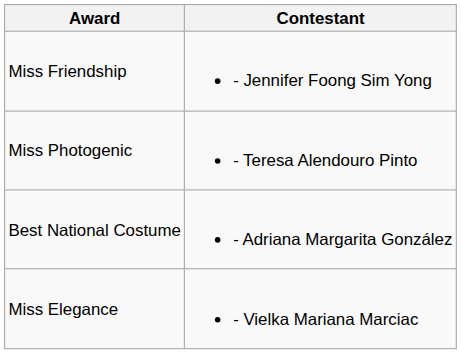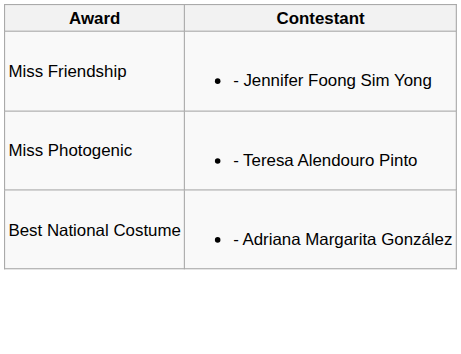- row: (63, 309)
